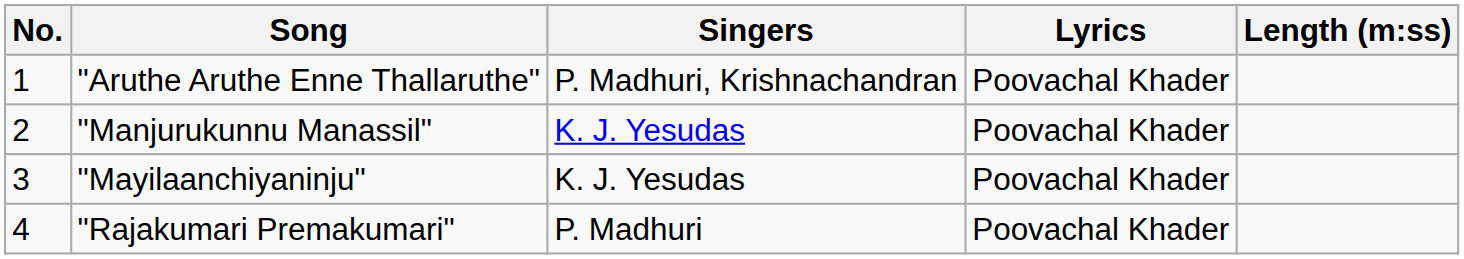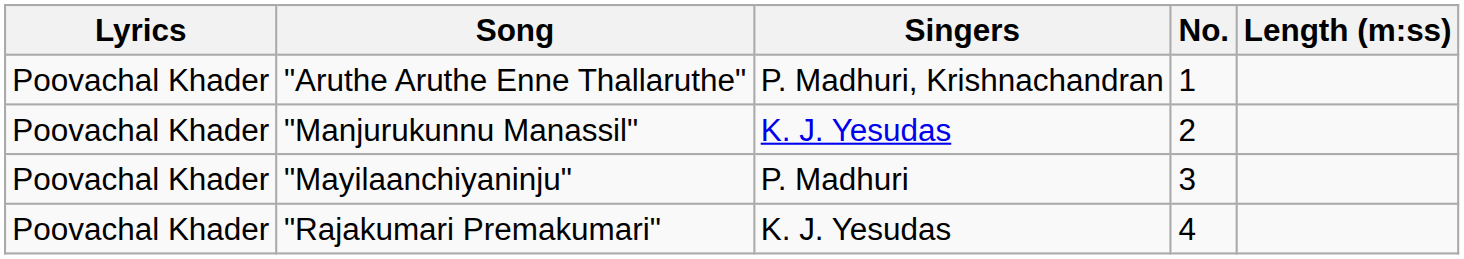columns swapped: (38, 30) <-> (1101, 30)
(650, 180) K. J. Yesudas -> (835, 180) P. Madhuri
(628, 229) P. Madhuri -> (856, 229) K. J. Yesudas
